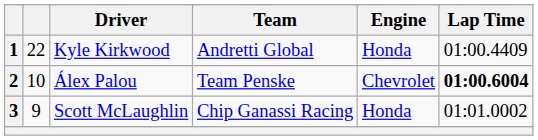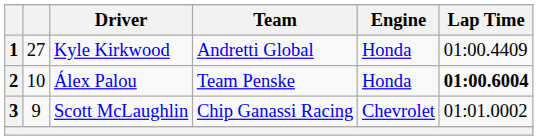(36, 50) 22 -> (36, 50) 27
(398, 81) Chevrolet -> (387, 81) Honda
(387, 111) Honda -> (398, 111) Chevrolet
